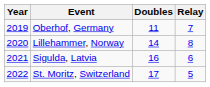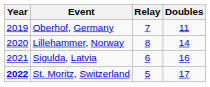columns swapped: (154, 12) <-> (190, 12)
(17, 74) normal -> (17, 74) bold
